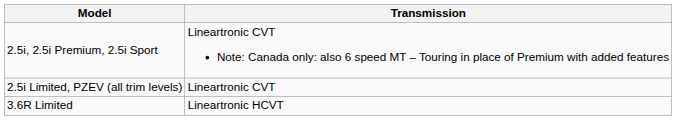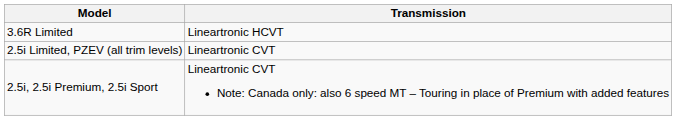rows swapped: (82, 50) <-> (40, 105)
